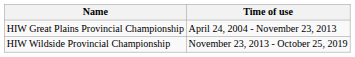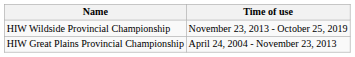rows swapped: (95, 28) <-> (88, 44)
